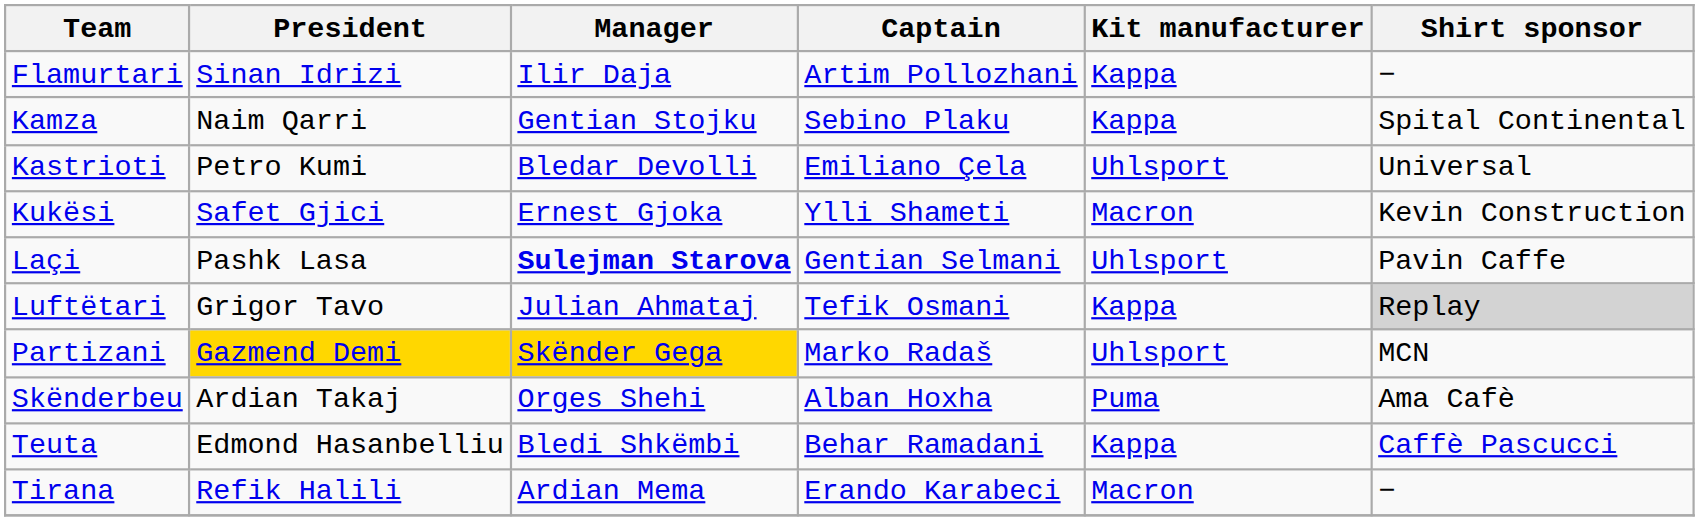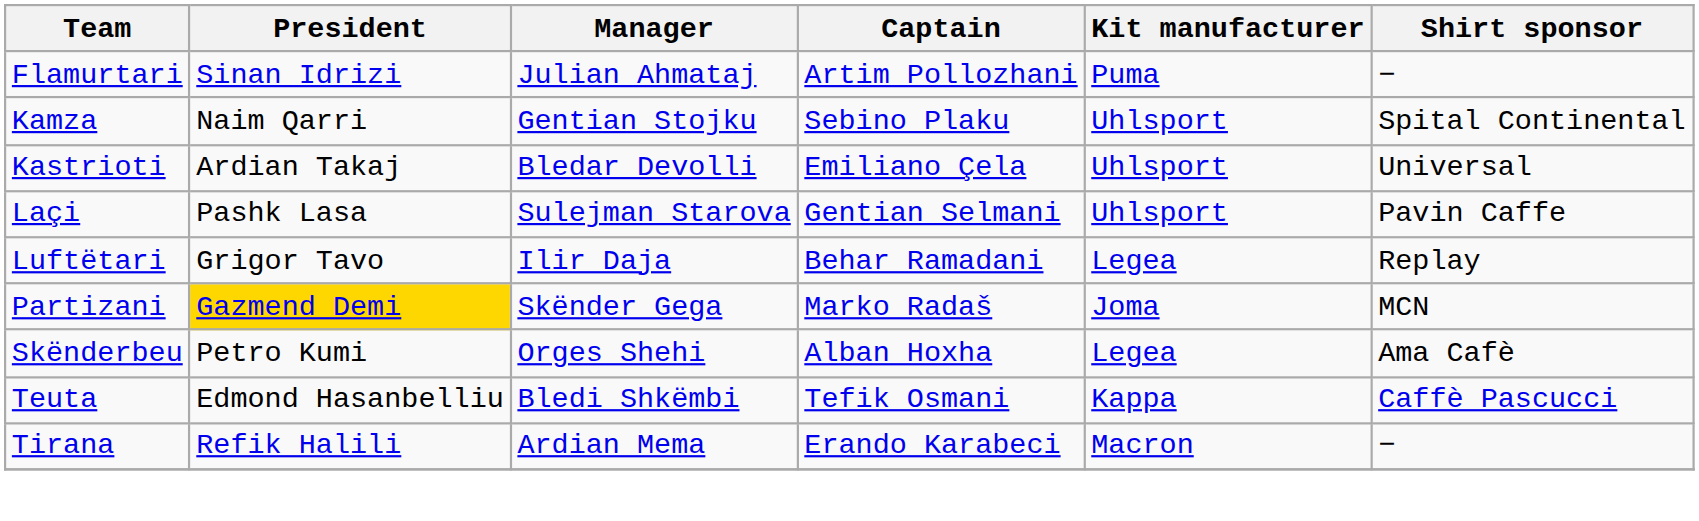(594, 75) Ilir Daja -> (637, 75) Julian Ahmataj
(1134, 75) Kappa -> (1125, 75) Puma
(1134, 121) Kappa -> (1160, 121) Uhlsport
(282, 167) Petro Kumi -> (299, 167) Ardian Takaj
- row: (63, 214)
(654, 260) bold -> (654, 214) normal
(637, 307) Julian Ahmataj -> (594, 260) Ilir Daja
(907, 307) Tefik Osmani -> (924, 260) Behar Ramadani
(1134, 307) Kappa -> (1134, 260) Legea
(1429, 307) lightgrey background -> (1429, 260) no background
(620, 353) gold background -> (620, 307) no background
(1160, 353) Uhlsport -> (1125, 307) Joma
(299, 400) Ardian Takaj -> (282, 353) Petro Kumi
(1125, 400) Puma -> (1134, 353) Legea
(924, 446) Behar Ramadani -> (907, 400) Tefik Osmani
